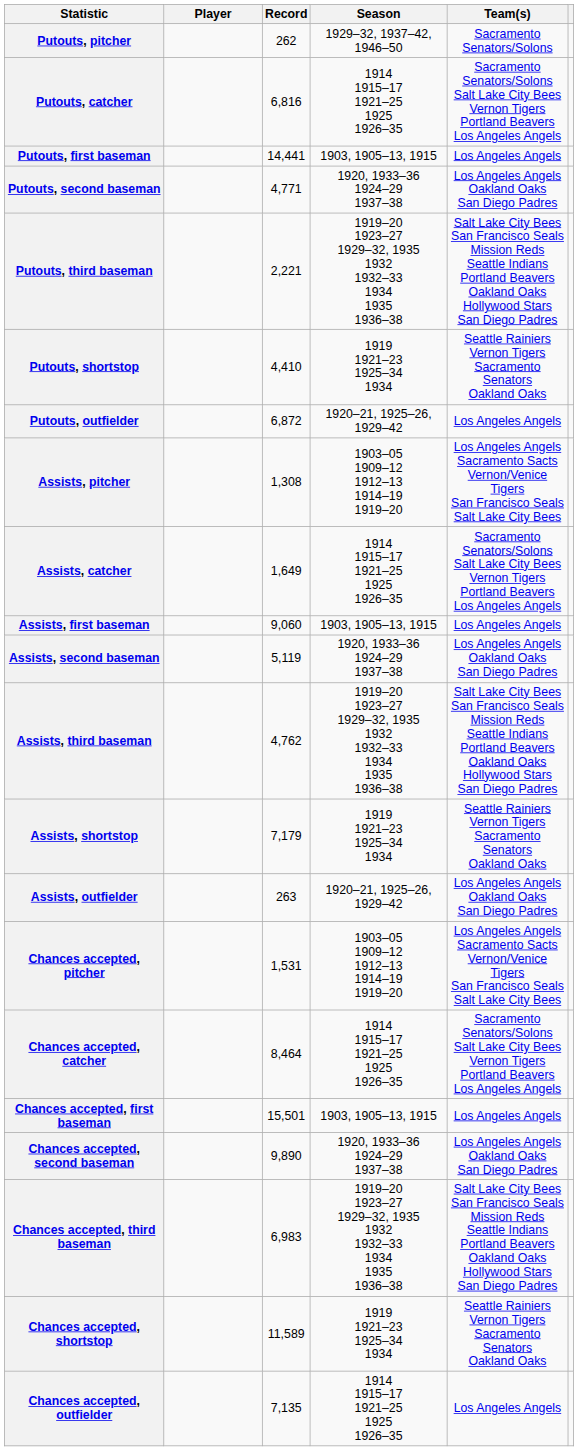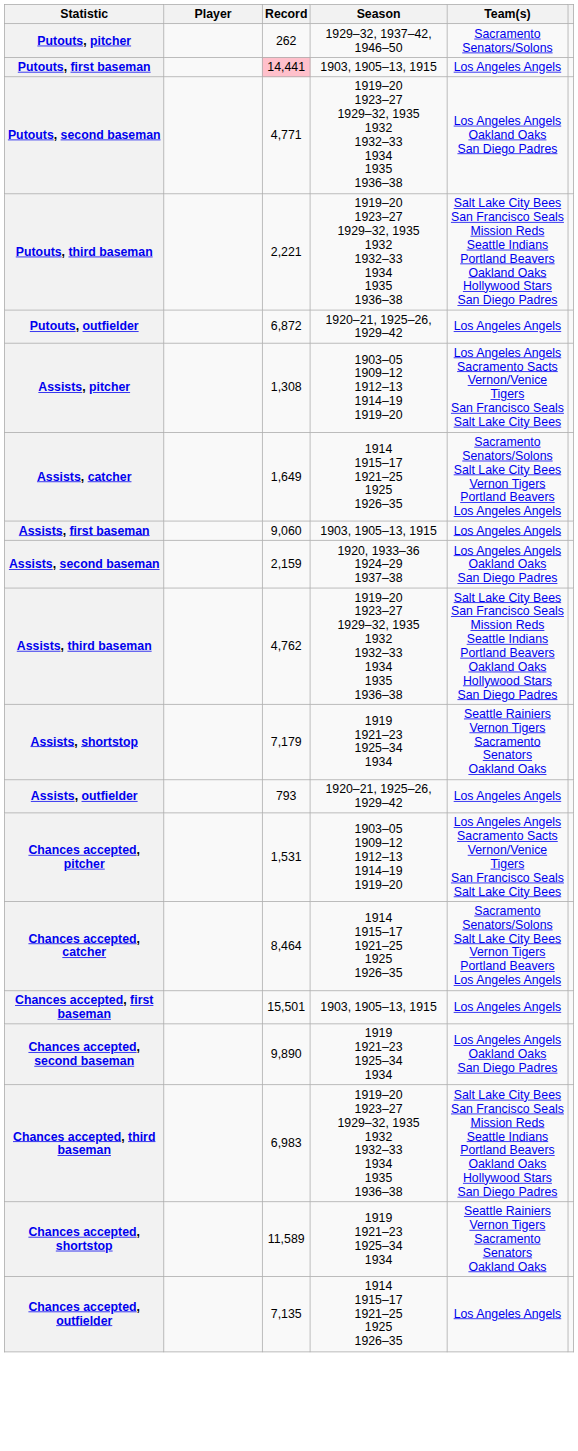- row: (84, 101)
(286, 156) no background -> (286, 67) pink background
(379, 189) 1920, 1933–36 1924–29 1937–38 -> (379, 135) 1919–20 1923–27 1929–32, 1935 1932 1932–33 1934 1935 1936–38
- row: (84, 367)
(286, 658) 5,119 -> (286, 564) 2,159
(286, 897) 263 -> (286, 796) 793
(507, 897) Los Angeles Angels Oakland Oaks San Diego Padres -> (507, 796) Los Angeles Angels
(379, 1155) 1920, 1933–36 1924–29 1937–38 -> (379, 1054) 1919 1921–23 1925–34 1934
